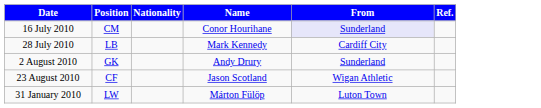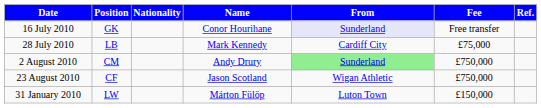+ column: (474, 13)
(111, 29) CM -> (111, 29) GK
(111, 62) GK -> (111, 62) CM
(363, 62) no background -> (363, 62) lightgreen background
